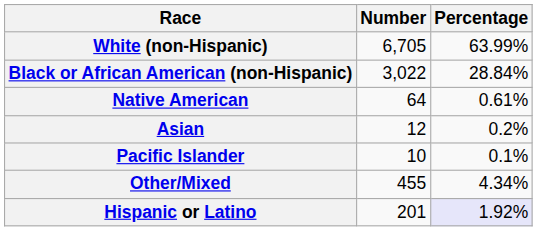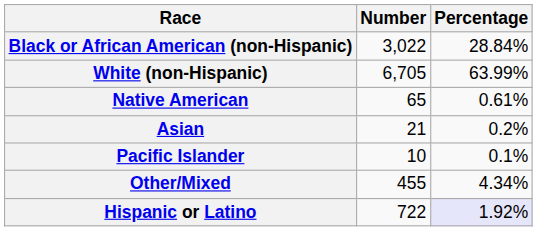rows swapped: (180, 45) <-> (180, 73)
(417, 101) 64 -> (417, 101) 65
(417, 128) 12 -> (417, 128) 21
(412, 211) 201 -> (412, 211) 722
